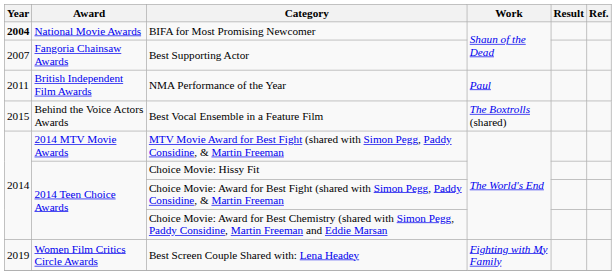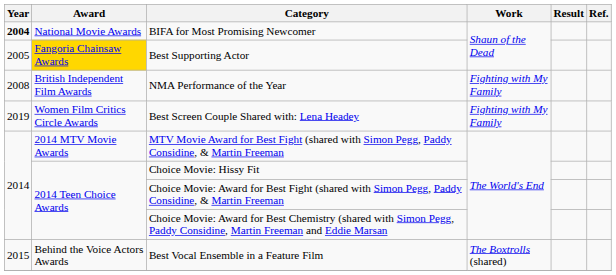(18, 55) 2007 -> (18, 55) 2005
(78, 55) no background -> (78, 55) gold background
(18, 85) 2011 -> (18, 85) 2008
(480, 85) Paul -> (509, 85) Fighting with My Family
rows swapped: (236, 115) <-> (254, 255)
